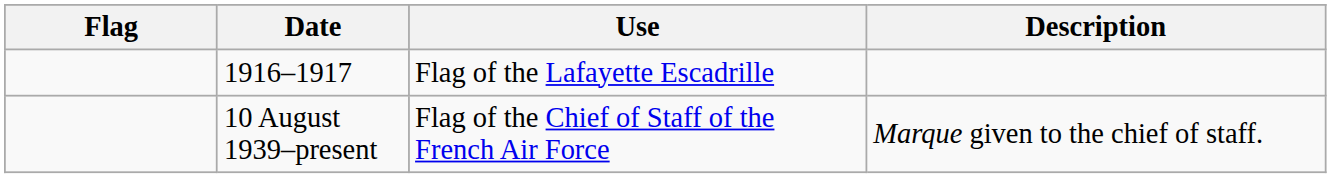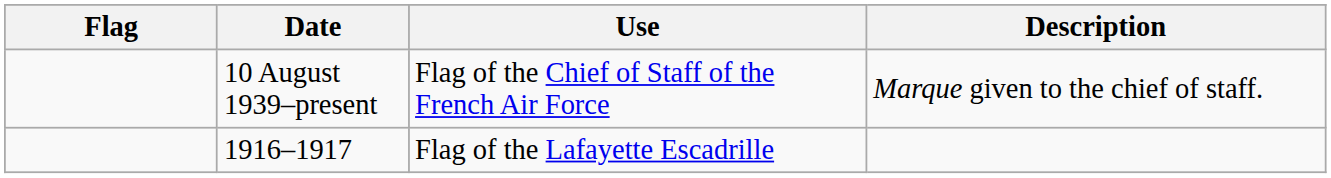rows swapped: (301, 133) <-> (288, 72)
